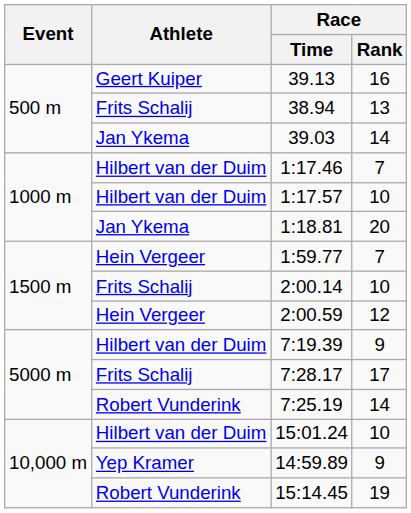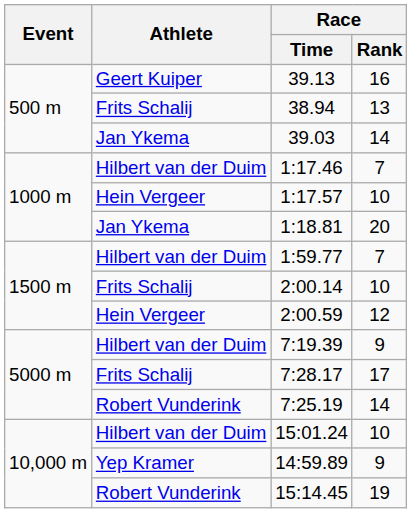(181, 197) Hilbert van der Duim -> (150, 197) Hein Vergeer
(150, 256) Hein Vergeer -> (181, 256) Hilbert van der Duim
